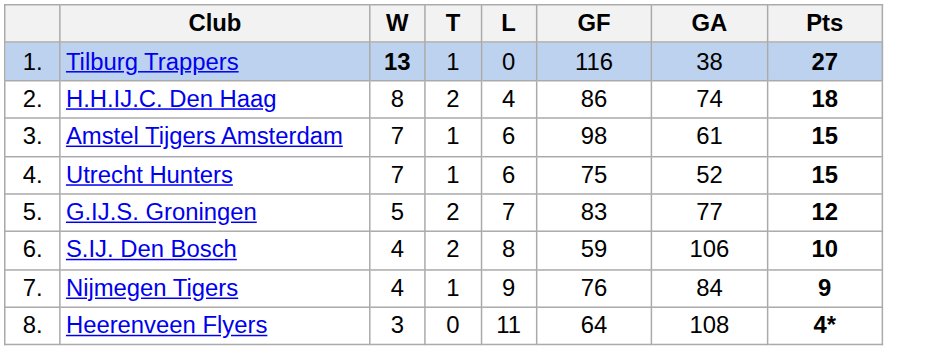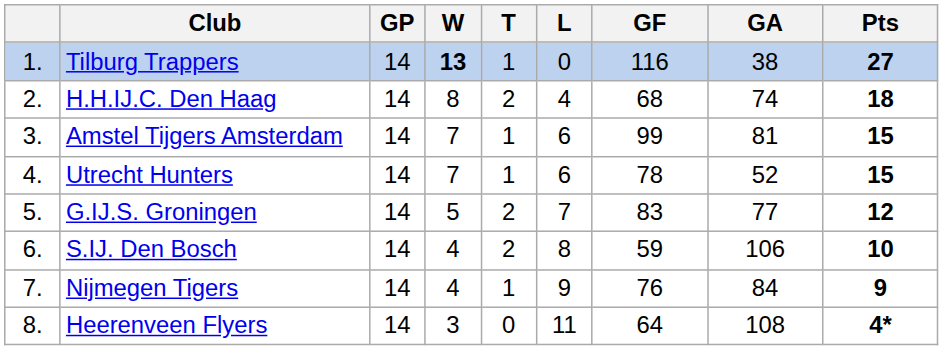+ column: (397, 23)
(594, 99) 86 -> (650, 99) 68
(594, 136) 98 -> (650, 136) 99
(709, 136) 61 -> (765, 136) 81
(594, 174) 75 -> (650, 174) 78
